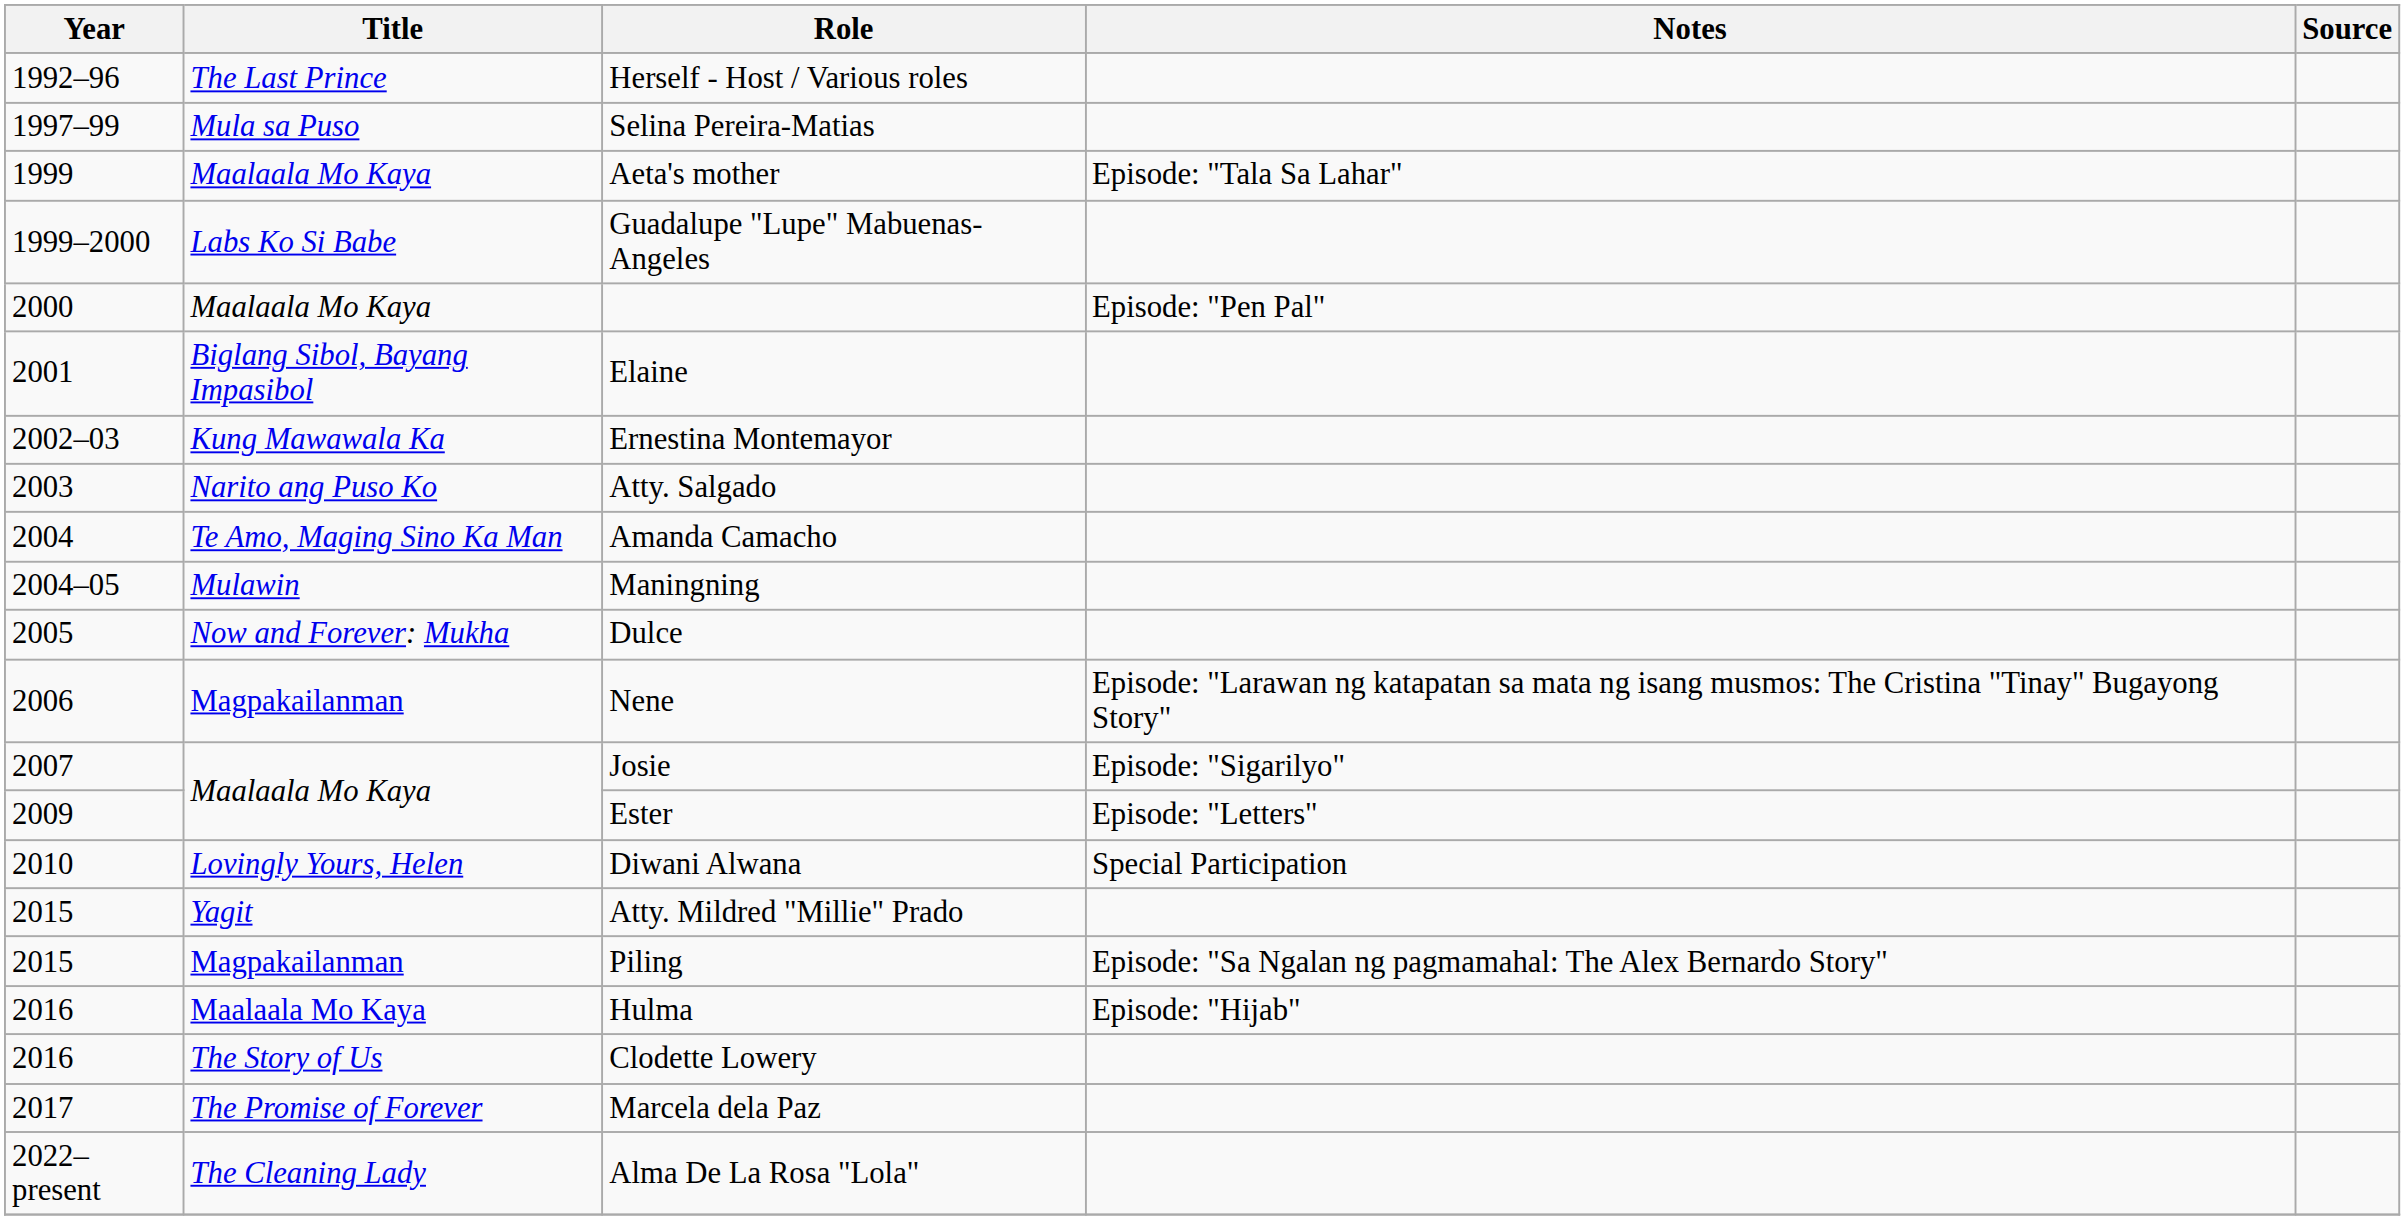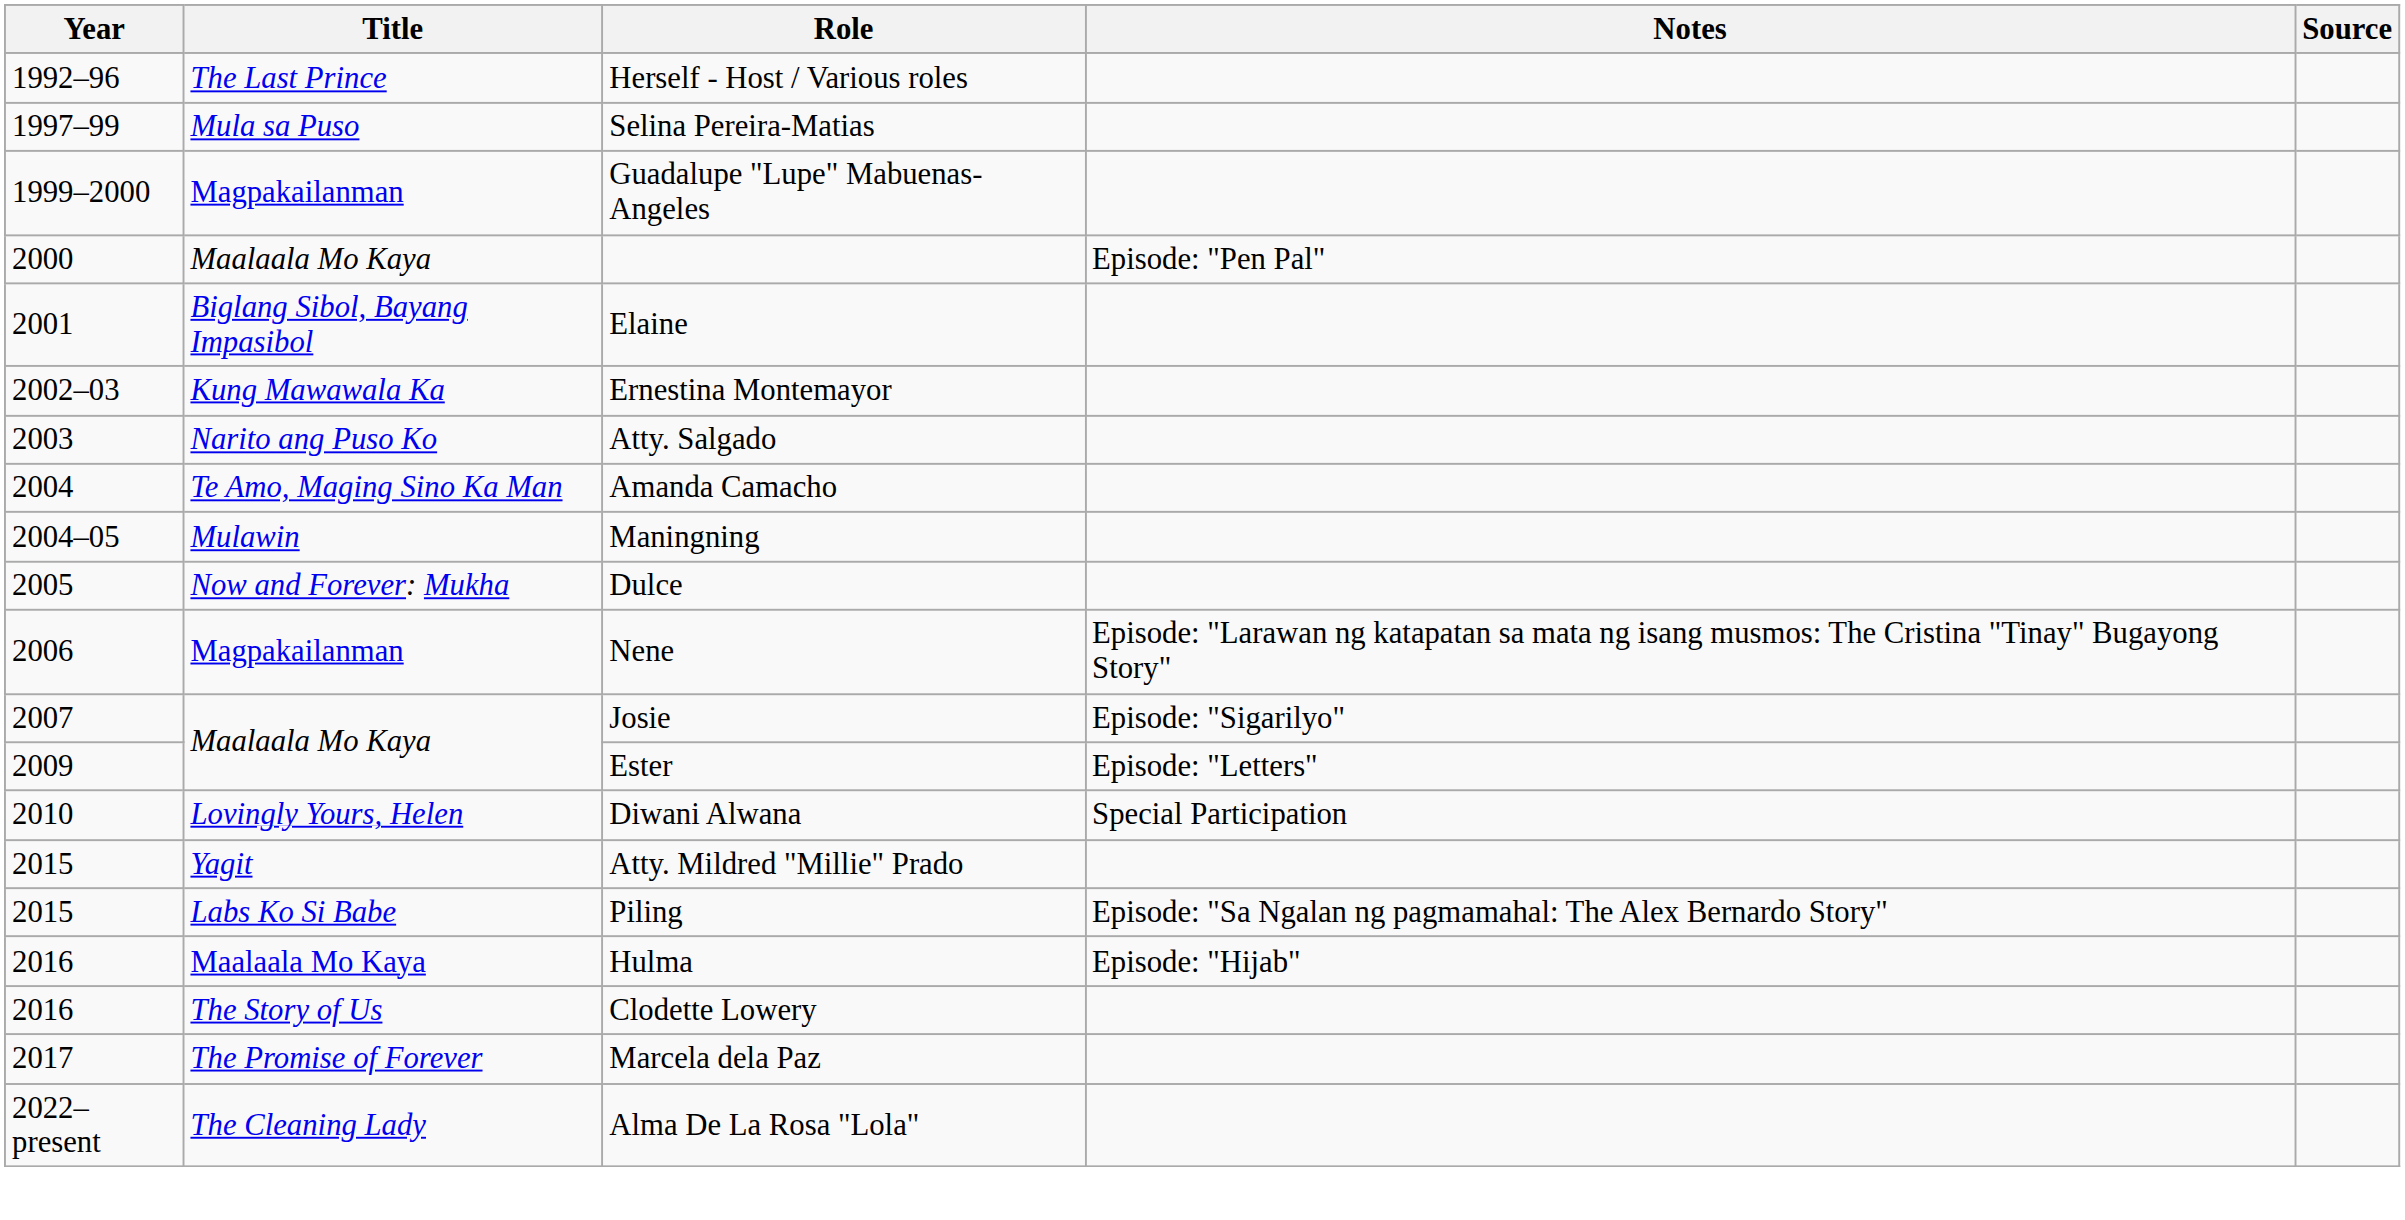- row: (43, 175)
(293, 241) Labs Ko Si Babe -> (297, 192) Magpakailanman
(297, 960) Magpakailanman -> (293, 912) Labs Ko Si Babe
